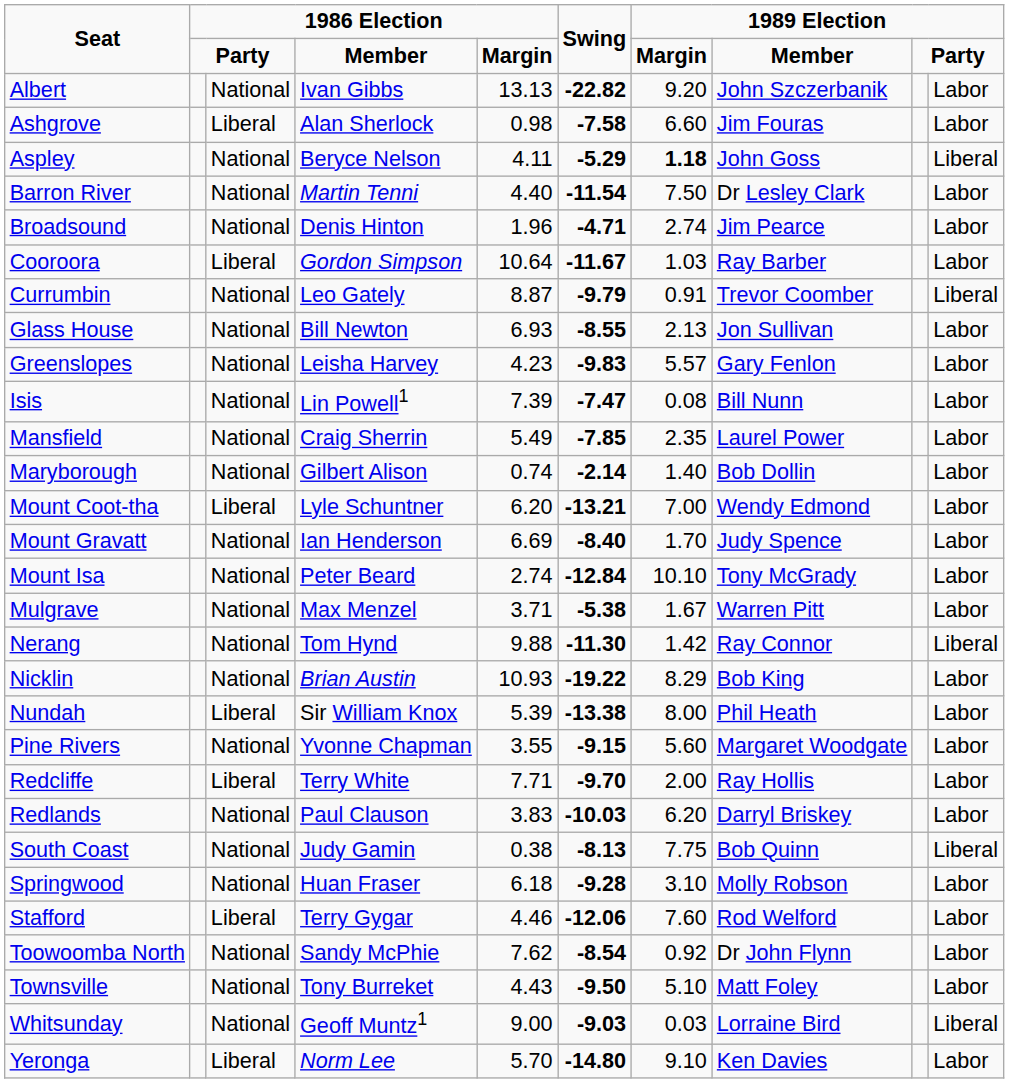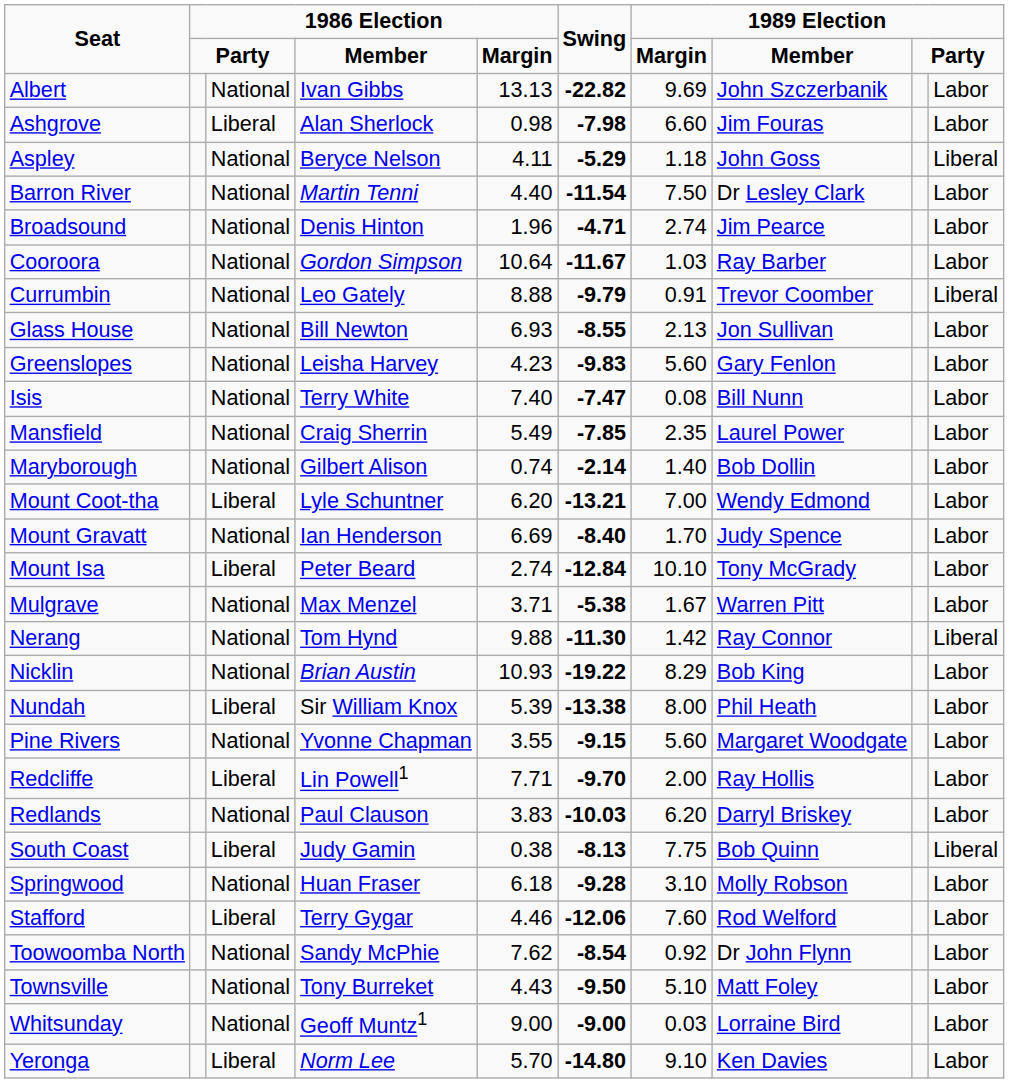(686, 90) 9.20 -> (686, 90) 9.69
(602, 124) -7.58 -> (602, 124) -7.98
(686, 158) bold -> (686, 158) normal
(243, 261) Liberal -> (250, 261) National
(532, 295) 8.87 -> (532, 295) 8.88
(686, 364) 5.57 -> (686, 364) 5.60
(354, 401) Lin Powell1 -> (355, 398) Terry White
(532, 401) 7.39 -> (532, 398) 7.40
(250, 575) National -> (243, 569) Liberal
(355, 781) Terry White -> (354, 778) Lin Powell1
(250, 849) National -> (243, 849) Liberal
(602, 1023) -9.03 -> (602, 1023) -9.00
(966, 1023) Liberal -> (961, 1023) Labor
